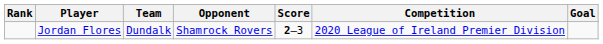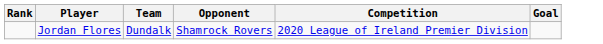- column: (294, 13)
